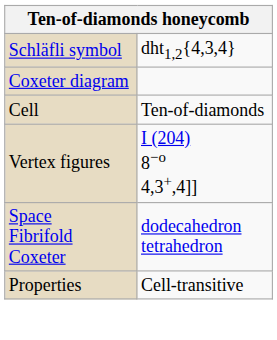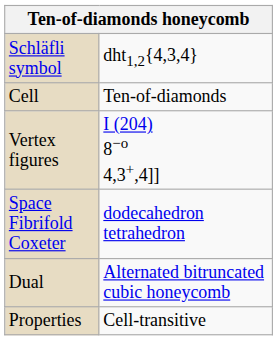- row: (69, 81)
+ row: (26, 282)
